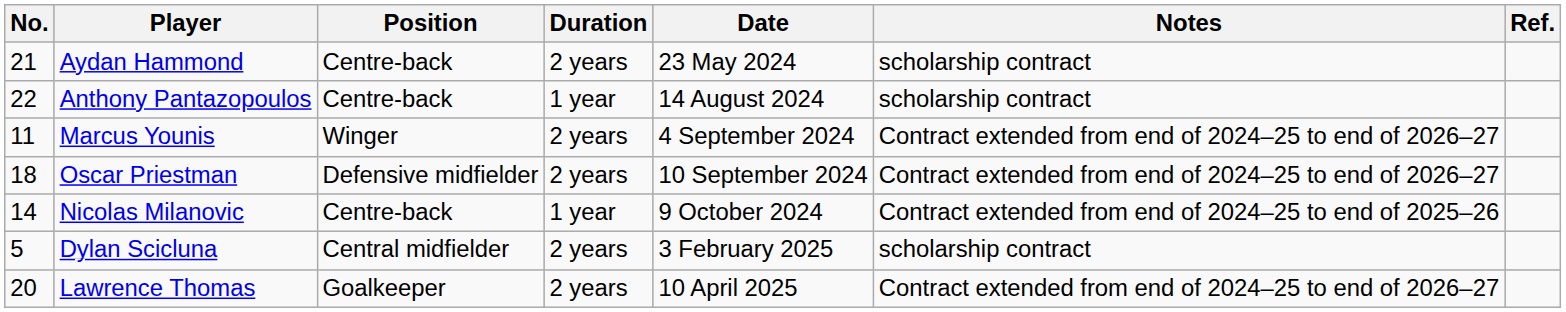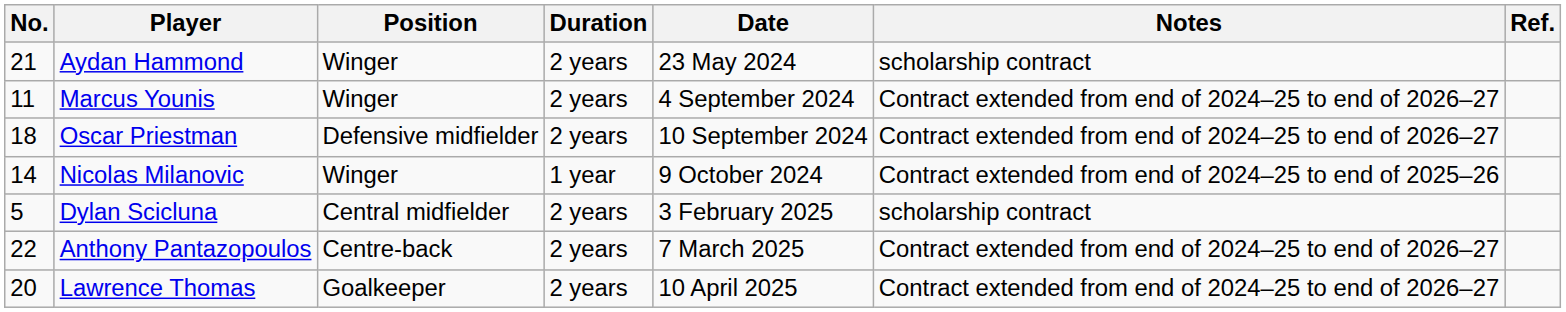(387, 61) Centre-back -> (360, 61) Winger
- row: (23, 99)
(387, 212) Centre-back -> (360, 174) Winger
+ row: (23, 250)
